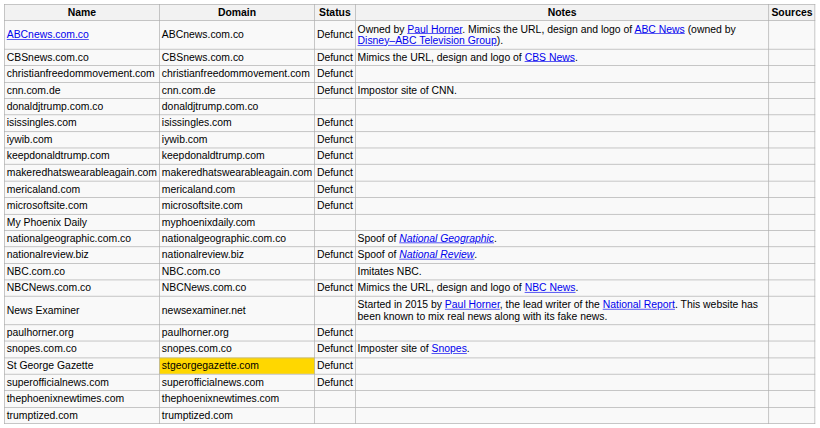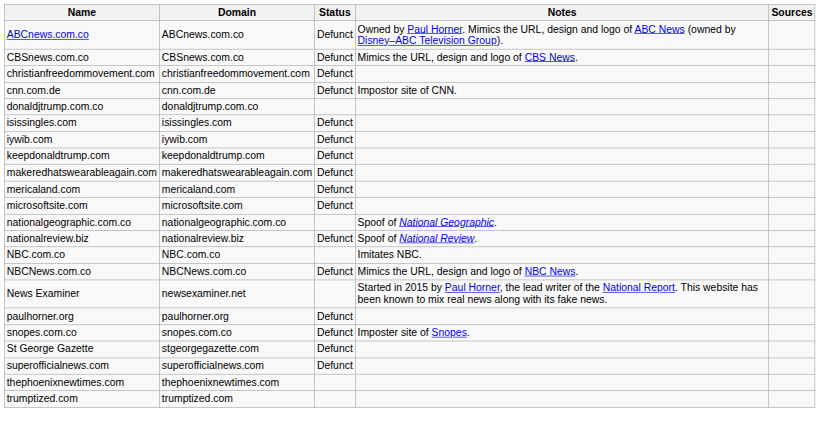- row: (47, 222)
(210, 366) gold background -> (210, 349) no background
